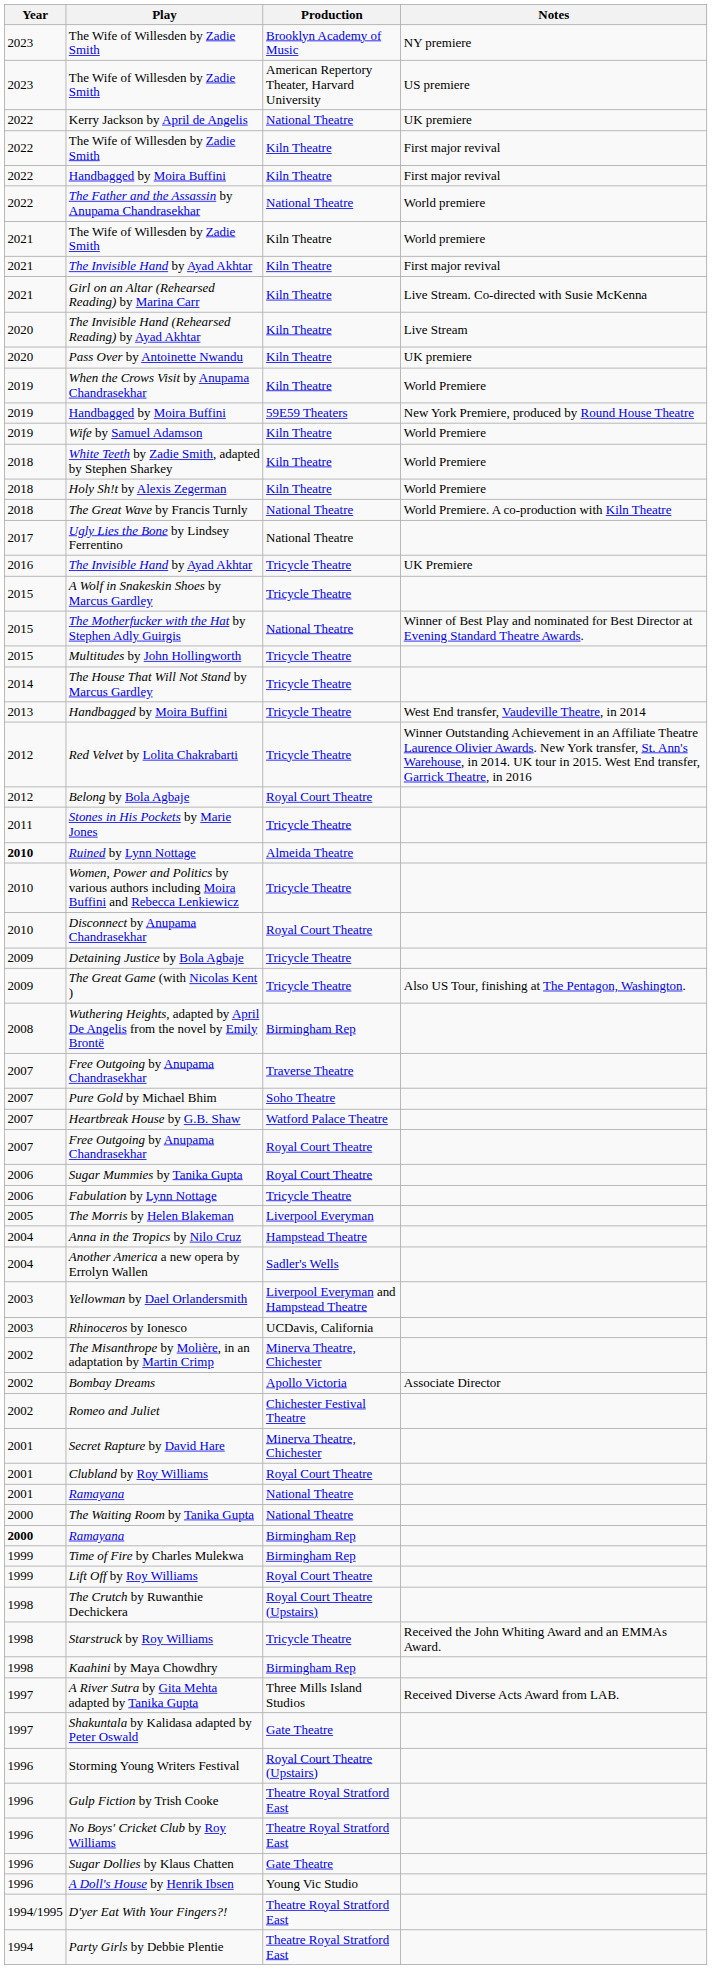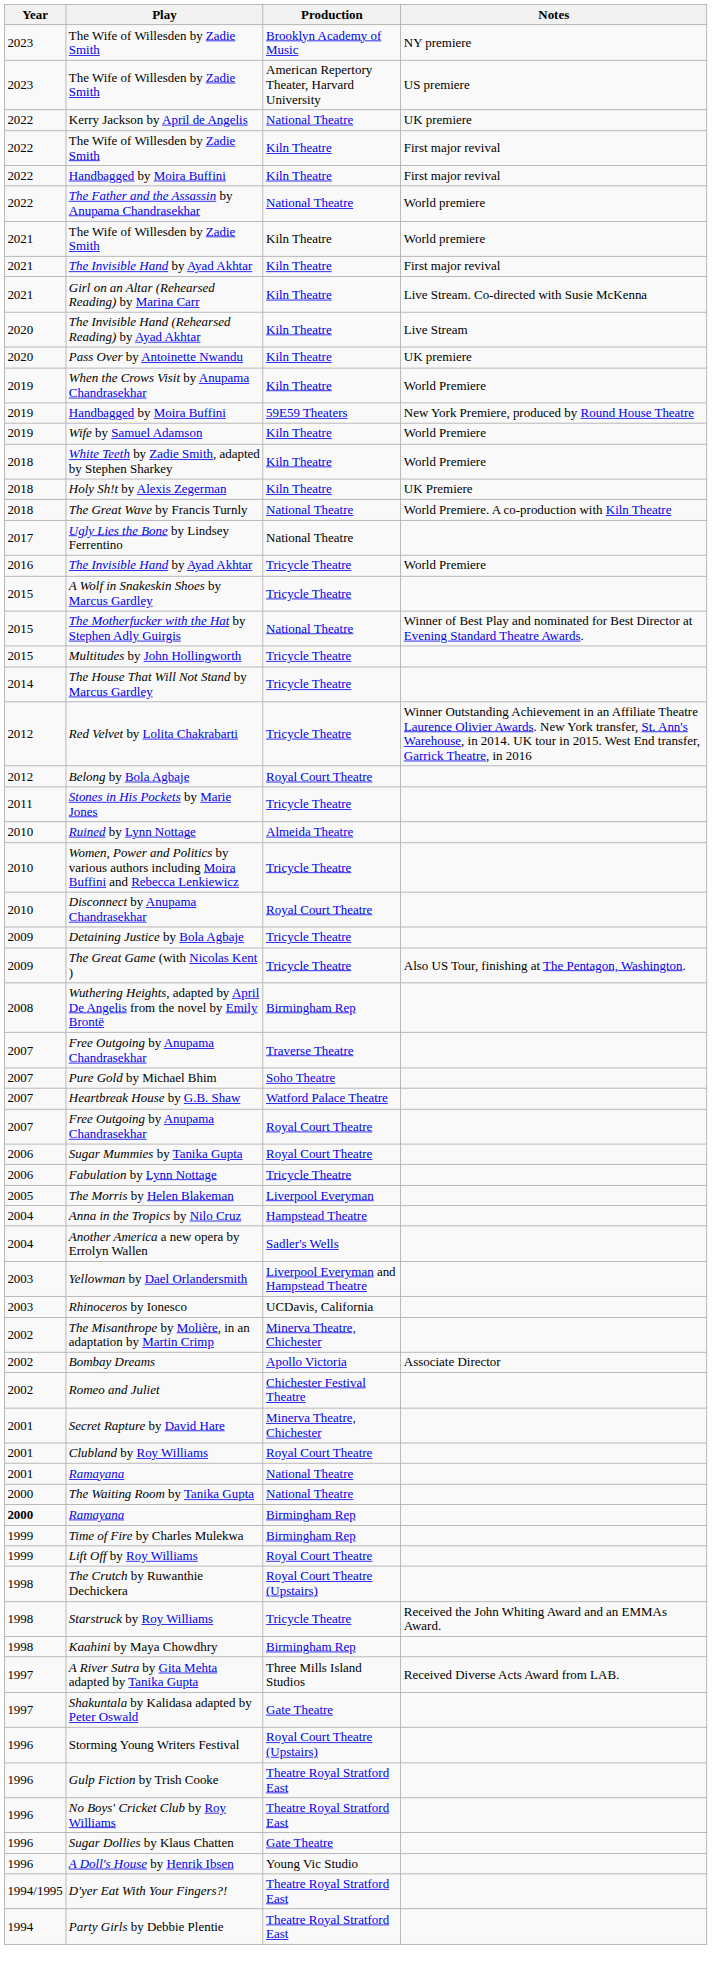(445, 489) World Premiere -> (438, 489) UK Premiere
(438, 565) UK Premiere -> (445, 565) World Premiere
- row: (148, 712)
(20, 852) bold -> (20, 832) normal
